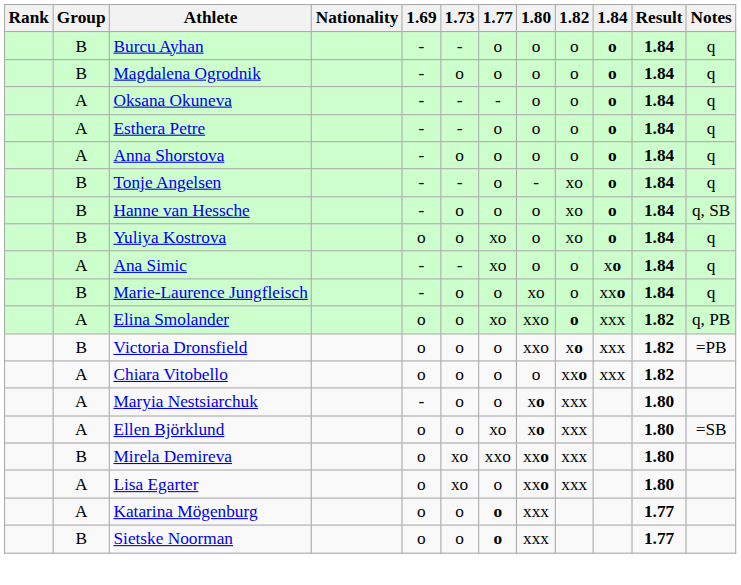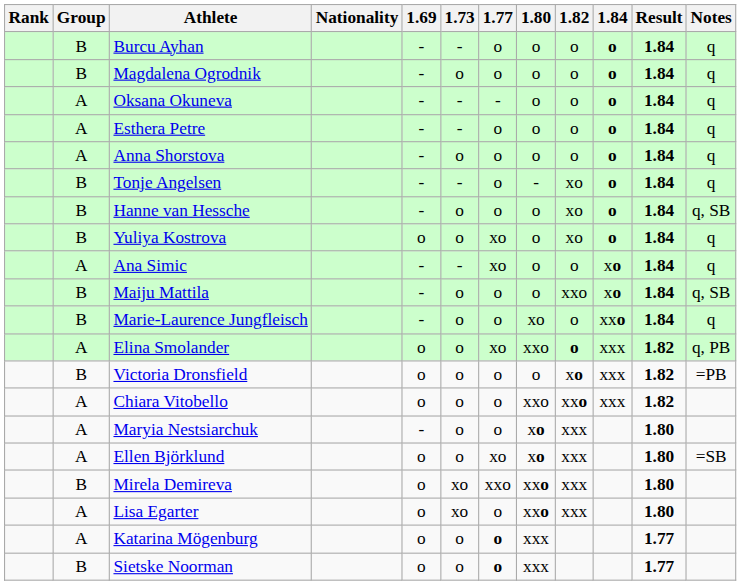+ row: (161, 292)
(536, 347) xxo -> (536, 374) o
(536, 374) o -> (536, 401) xxo
